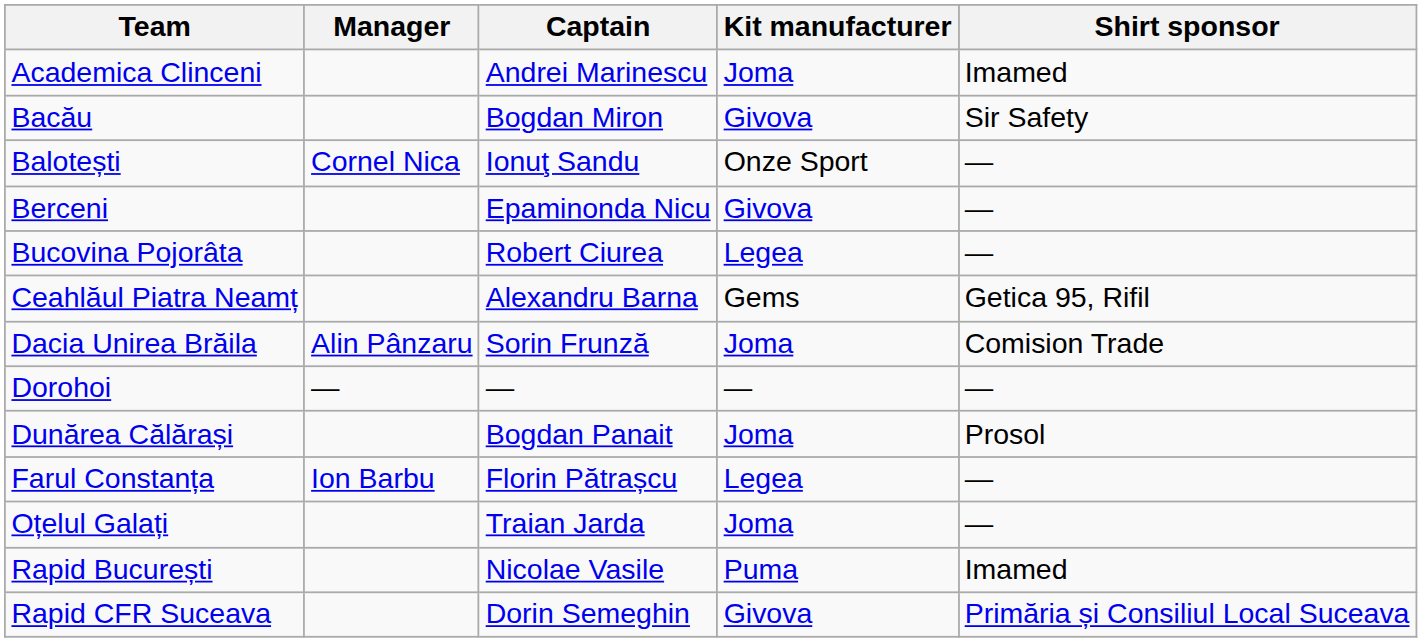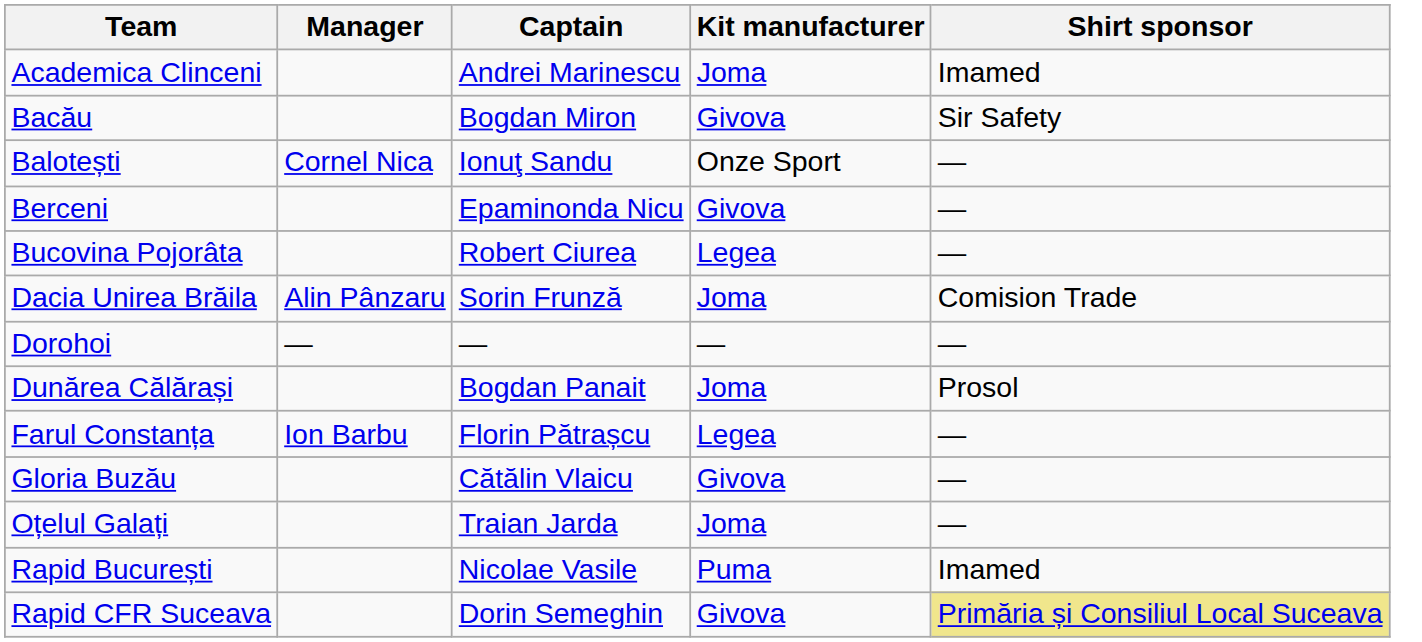- row: (155, 298)
+ row: (94, 478)
(1187, 614) no background -> (1160, 614) khaki background
